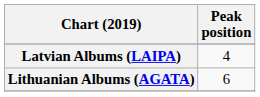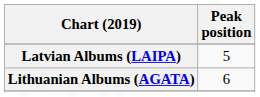(226, 56) 4 -> (226, 56) 5
